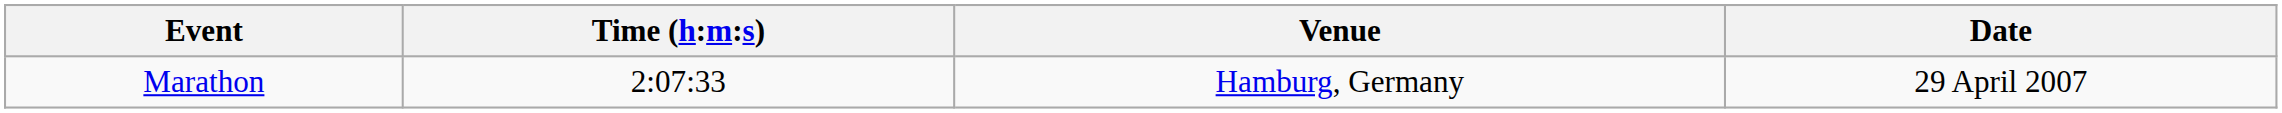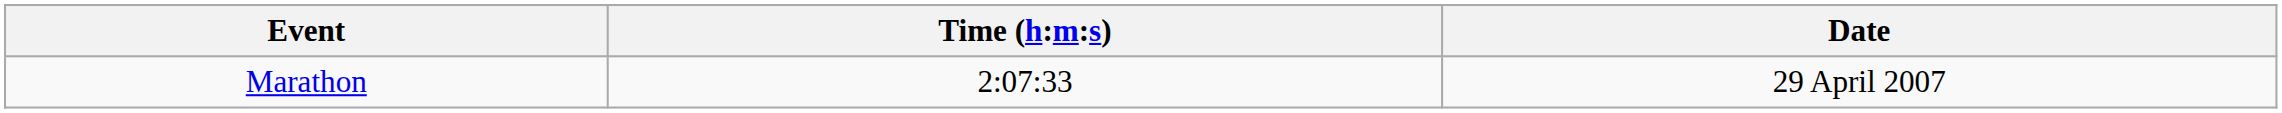- column: (1340, 30)
